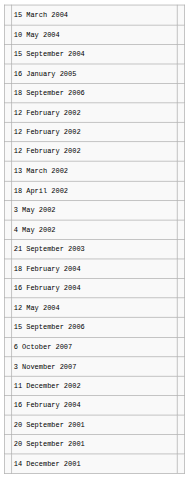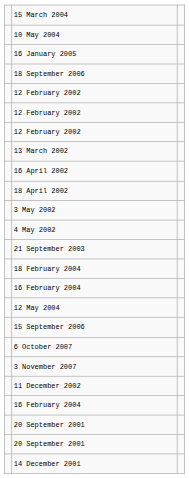- row: (8, 54)
+ row: (8, 171)
